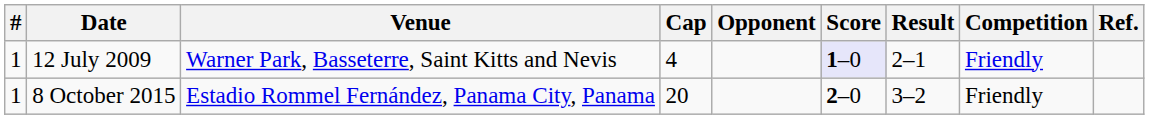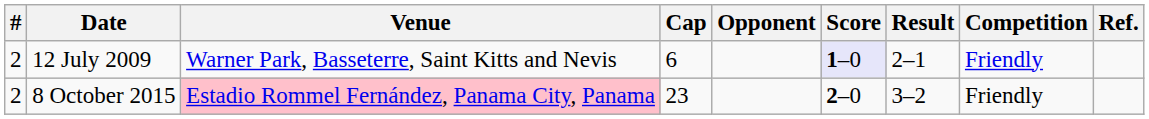(16, 59) 1 -> (16, 59) 2
(671, 59) 4 -> (671, 59) 6
(16, 95) 1 -> (16, 95) 2
(421, 95) no background -> (421, 95) pink background
(677, 95) 20 -> (677, 95) 23
